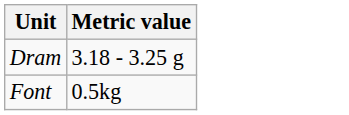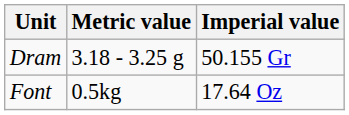+ column: (270, 22)
